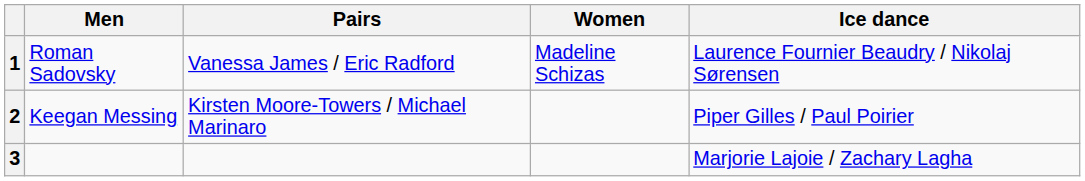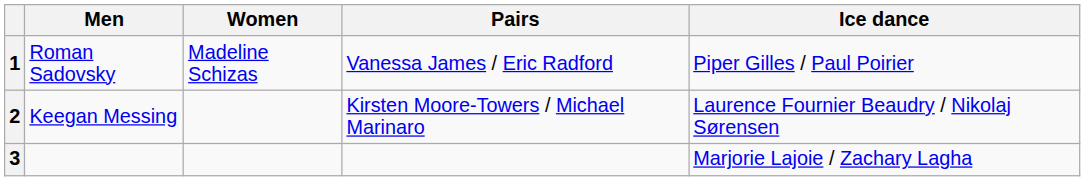columns swapped: (610, 20) <-> (357, 20)
(852, 62) Laurence Fournier Beaudry / Nikolaj Sørensen -> (804, 62) Piper Gilles / Paul Poirier
(804, 116) Piper Gilles / Paul Poirier -> (852, 116) Laurence Fournier Beaudry / Nikolaj Sørensen
